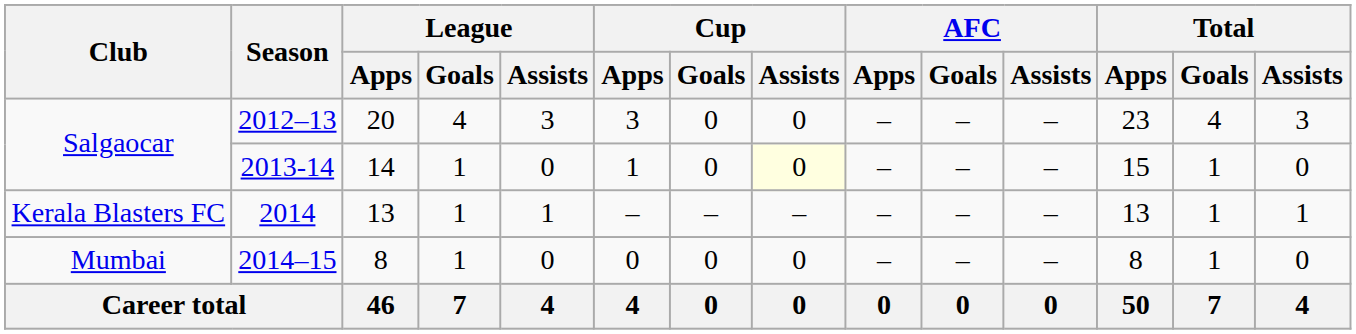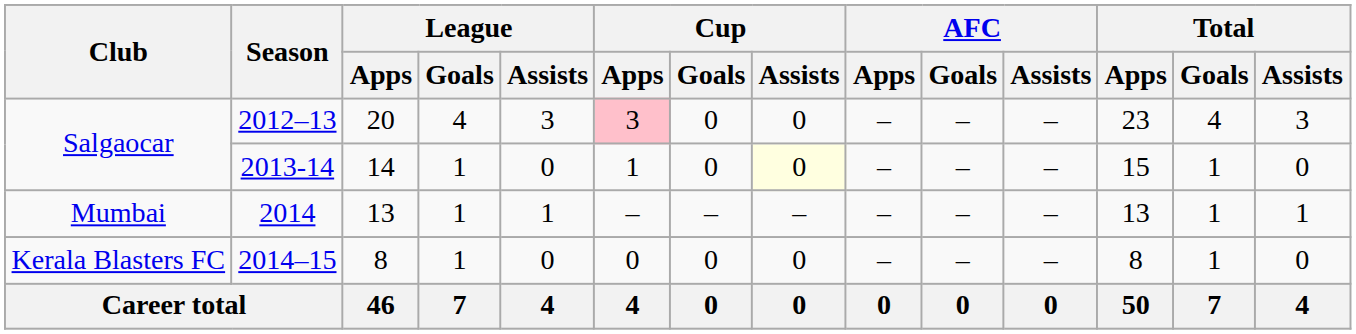(632, 120) no background -> (632, 120) pink background
(118, 213) Kerala Blasters FC -> (118, 213) Mumbai
(118, 259) Mumbai -> (118, 259) Kerala Blasters FC
